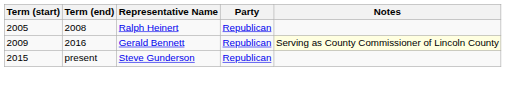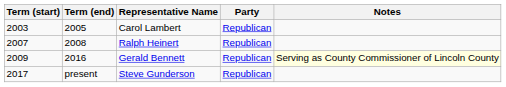+ row: (150, 27)
(17, 27) 2005 -> (17, 43) 2007
(17, 58) 2015 -> (17, 74) 2017
